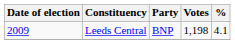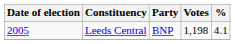(18, 30) 2009 -> (18, 30) 2005
